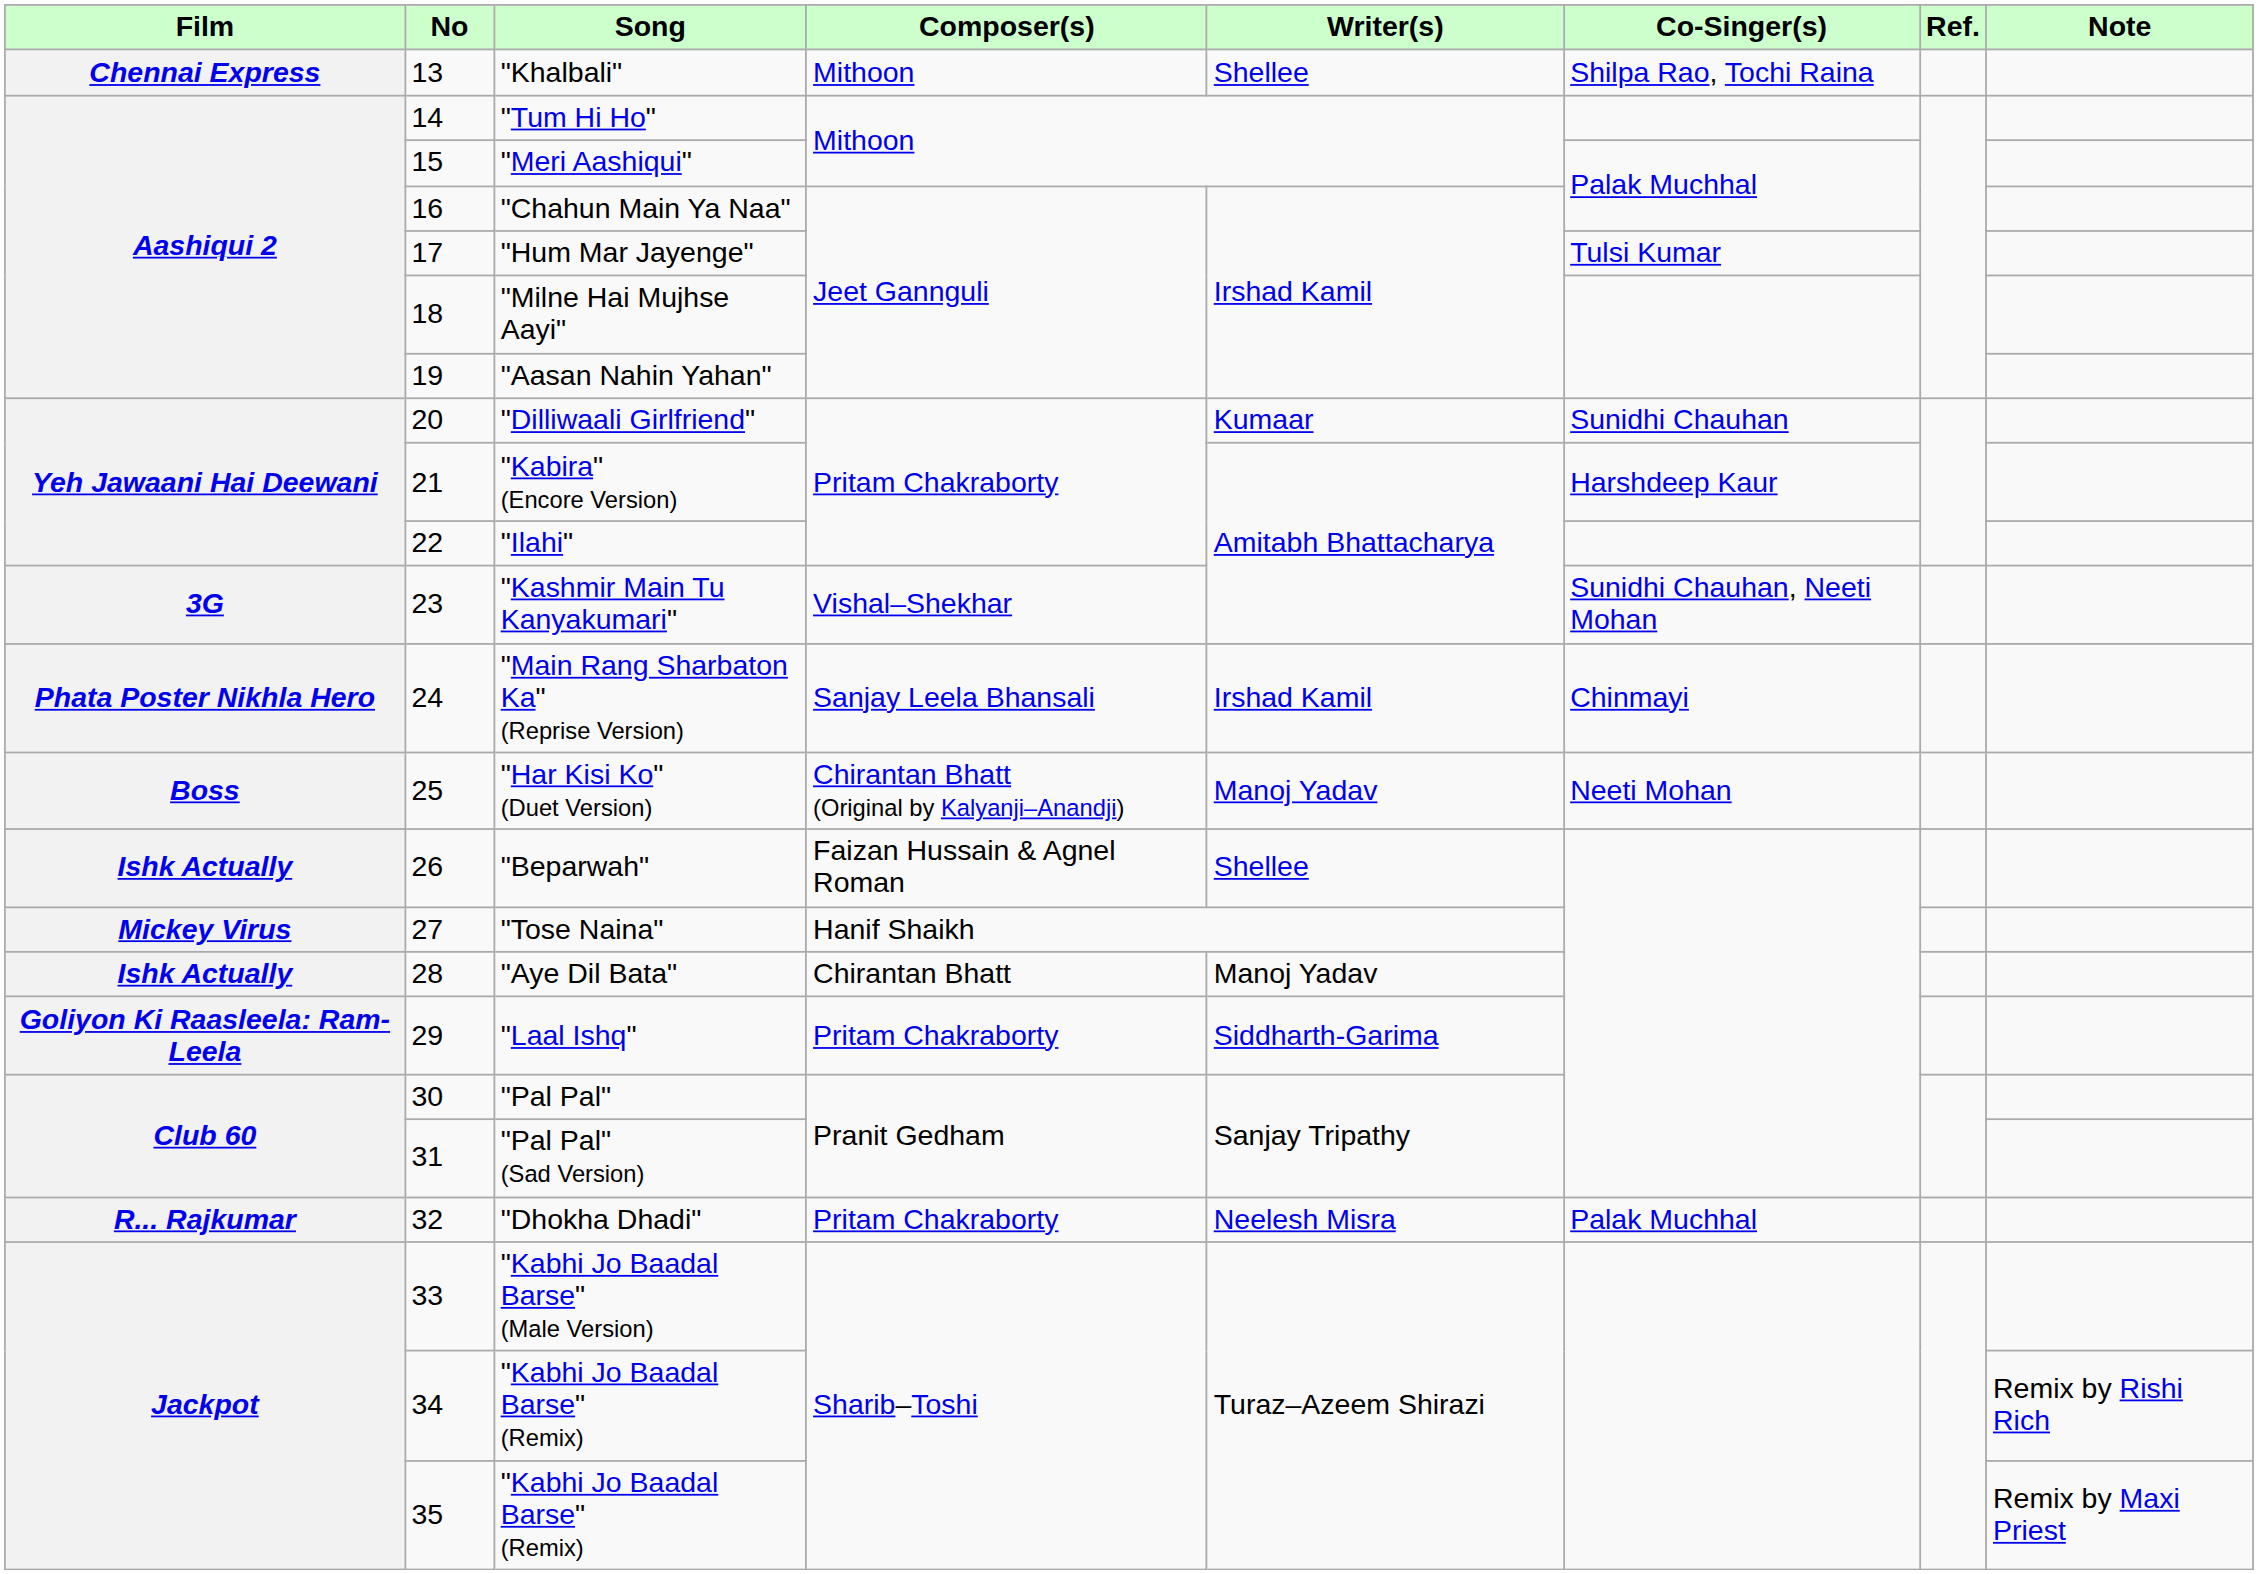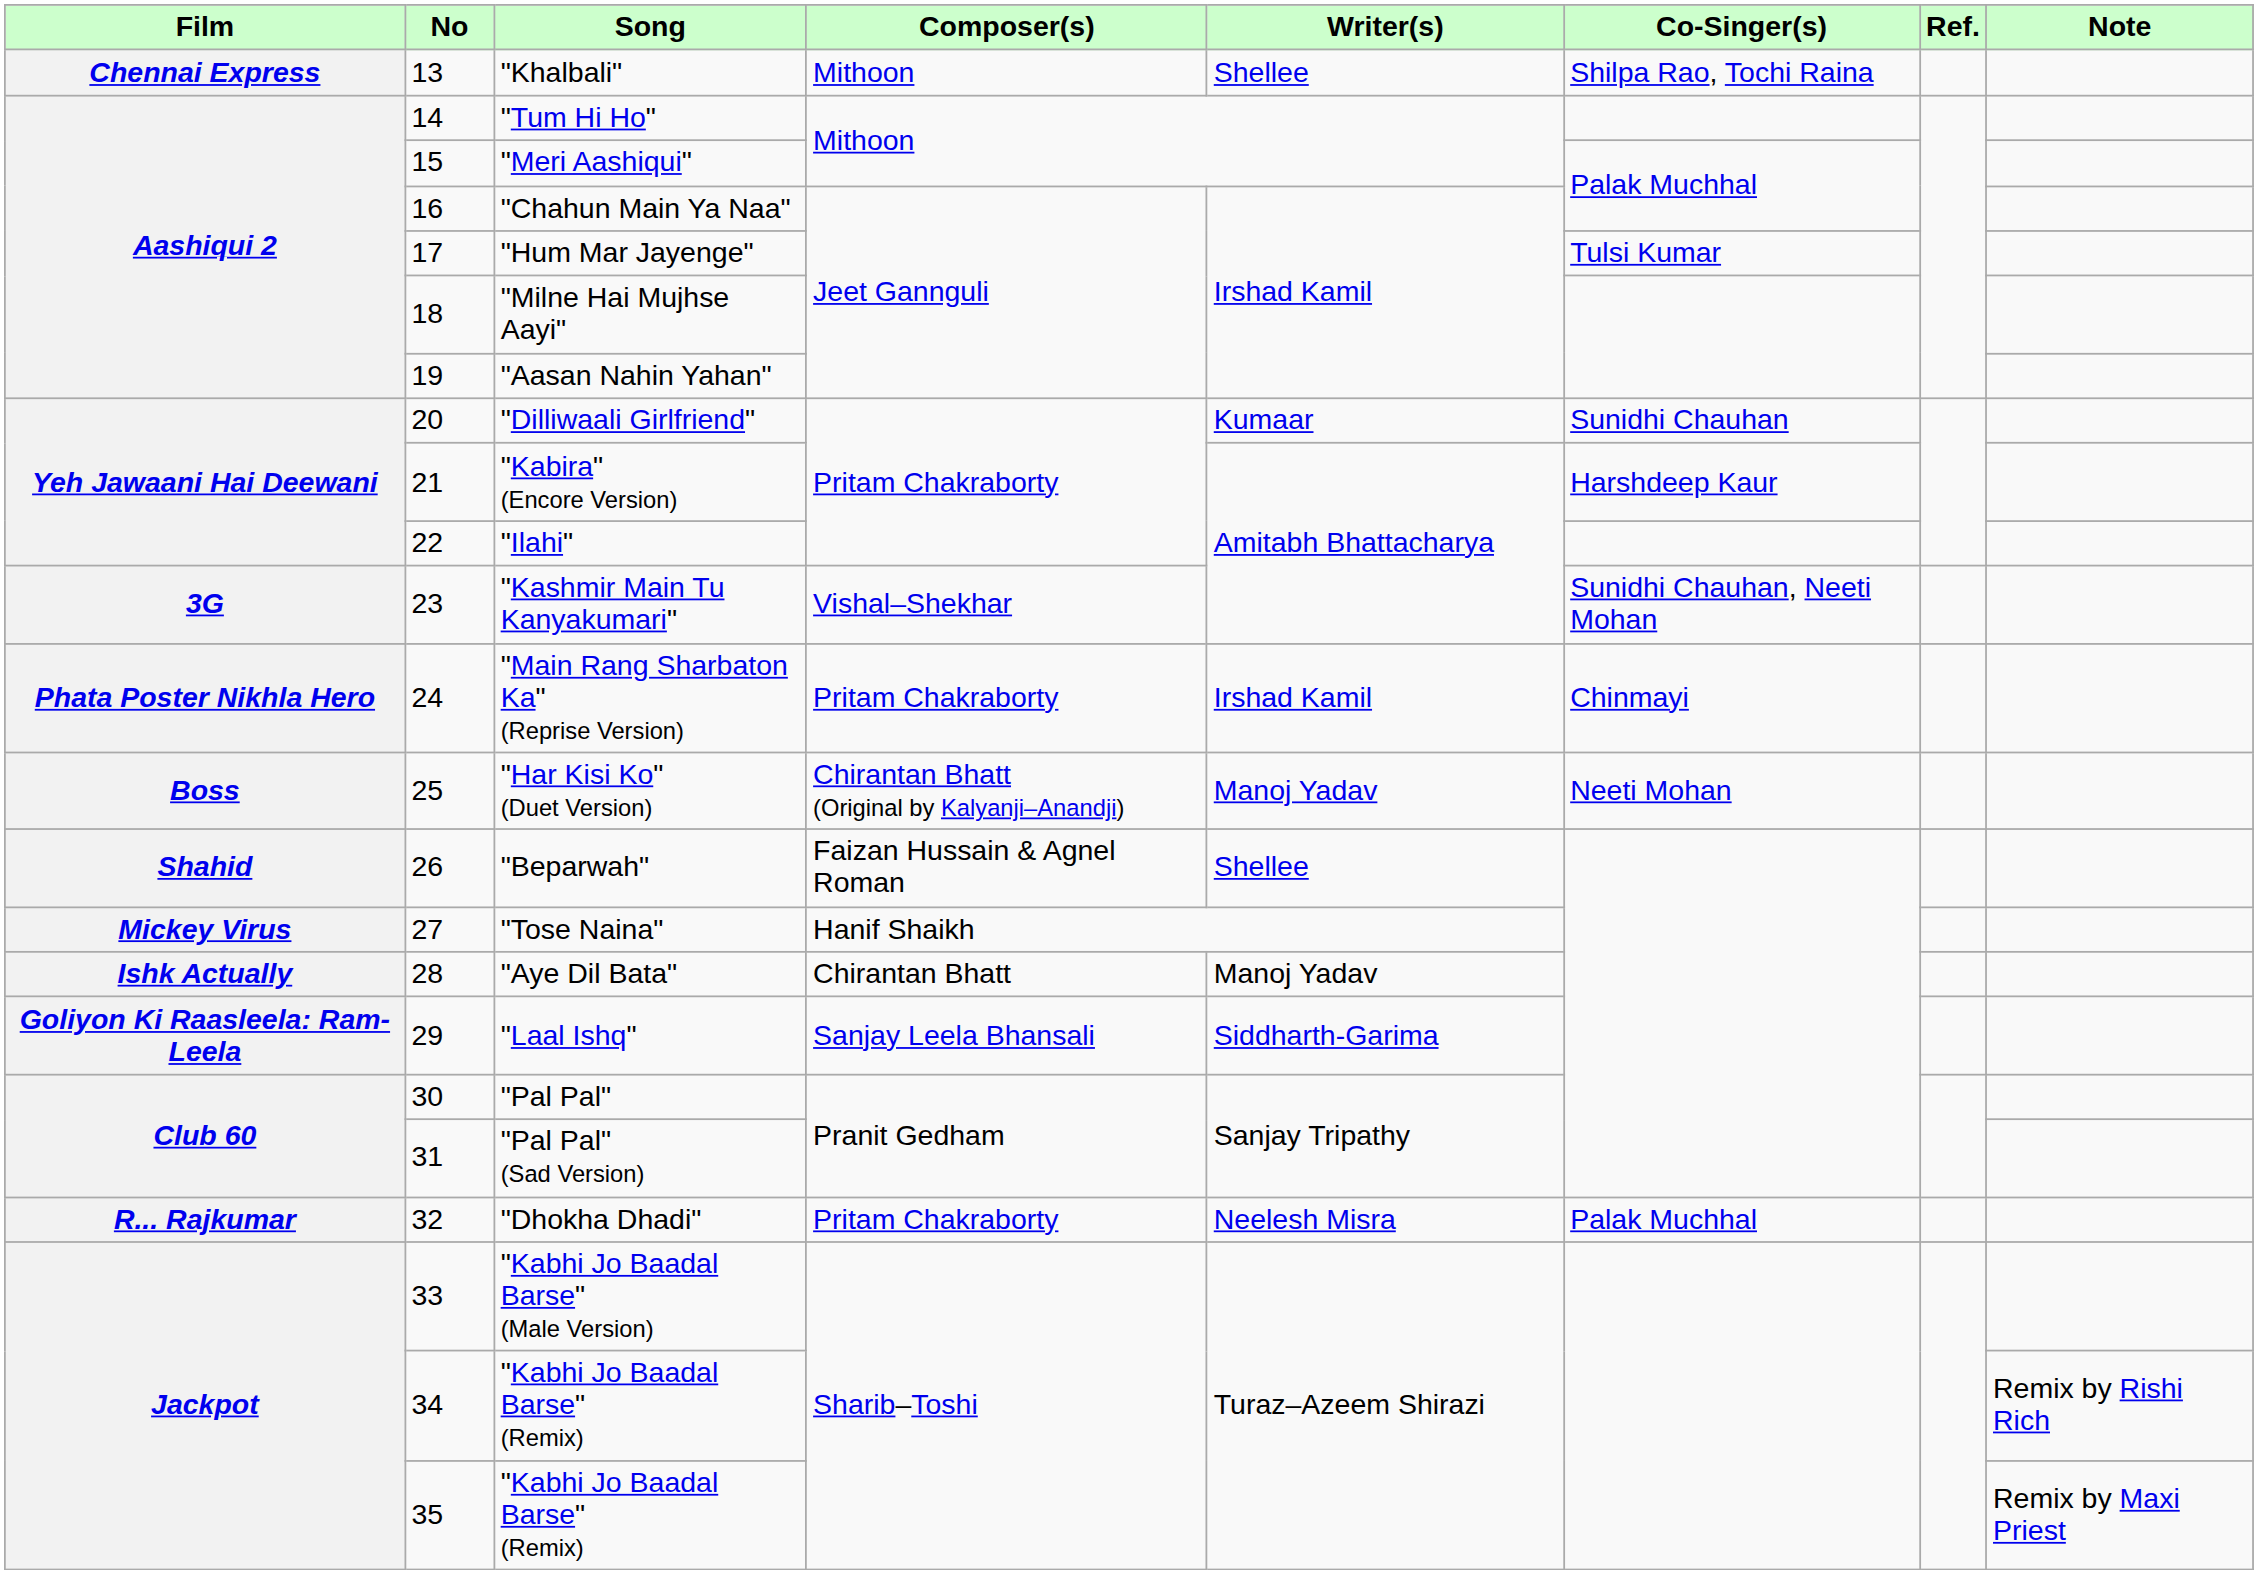(954, 697) Sanjay Leela Bhansali -> (936, 697) Pritam Chakraborty
(205, 867) Ishk Actually -> (205, 867) Shahid
(936, 1035) Pritam Chakraborty -> (954, 1035) Sanjay Leela Bhansali
